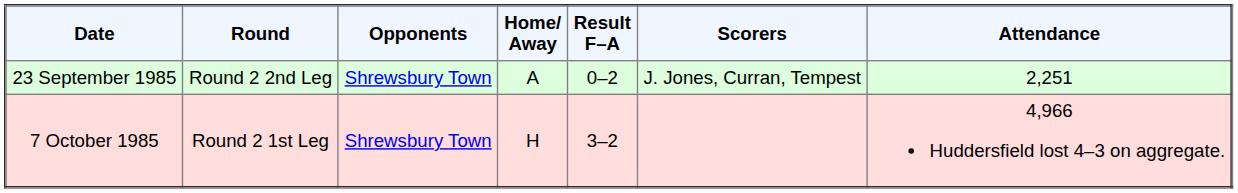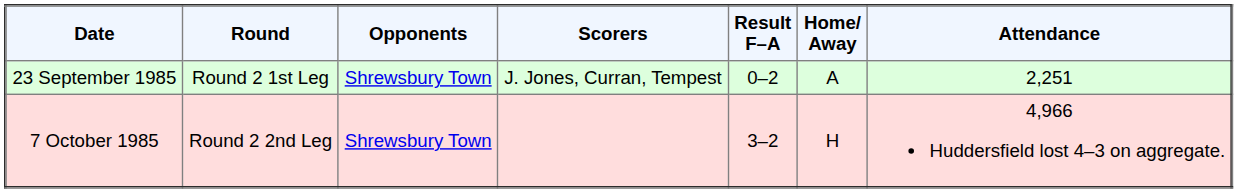columns swapped: (533, 33) <-> (752, 33)
(261, 78) Round 2 2nd Leg -> (260, 78) Round 2 1st Leg
(260, 140) Round 2 1st Leg -> (261, 140) Round 2 2nd Leg
